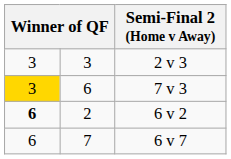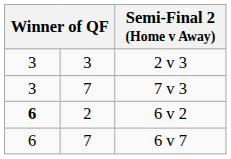(32, 88) gold background -> (32, 88) no background
(87, 88) 6 -> (87, 88) 7
